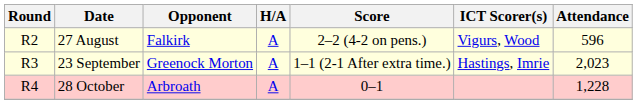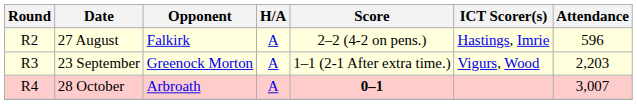(499, 39) Vigurs, Wood -> (503, 39) Hastings, Imrie
(503, 63) Hastings, Imrie -> (499, 63) Vigurs, Wood
(593, 63) 2,023 -> (593, 63) 2,203
(372, 87) normal -> (372, 87) bold
(593, 87) 1,228 -> (593, 87) 3,007
